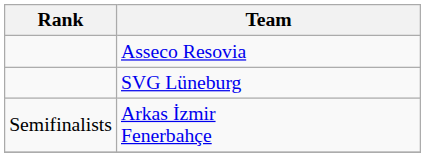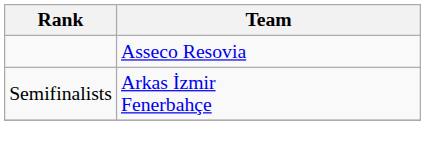- row: (181, 82)
